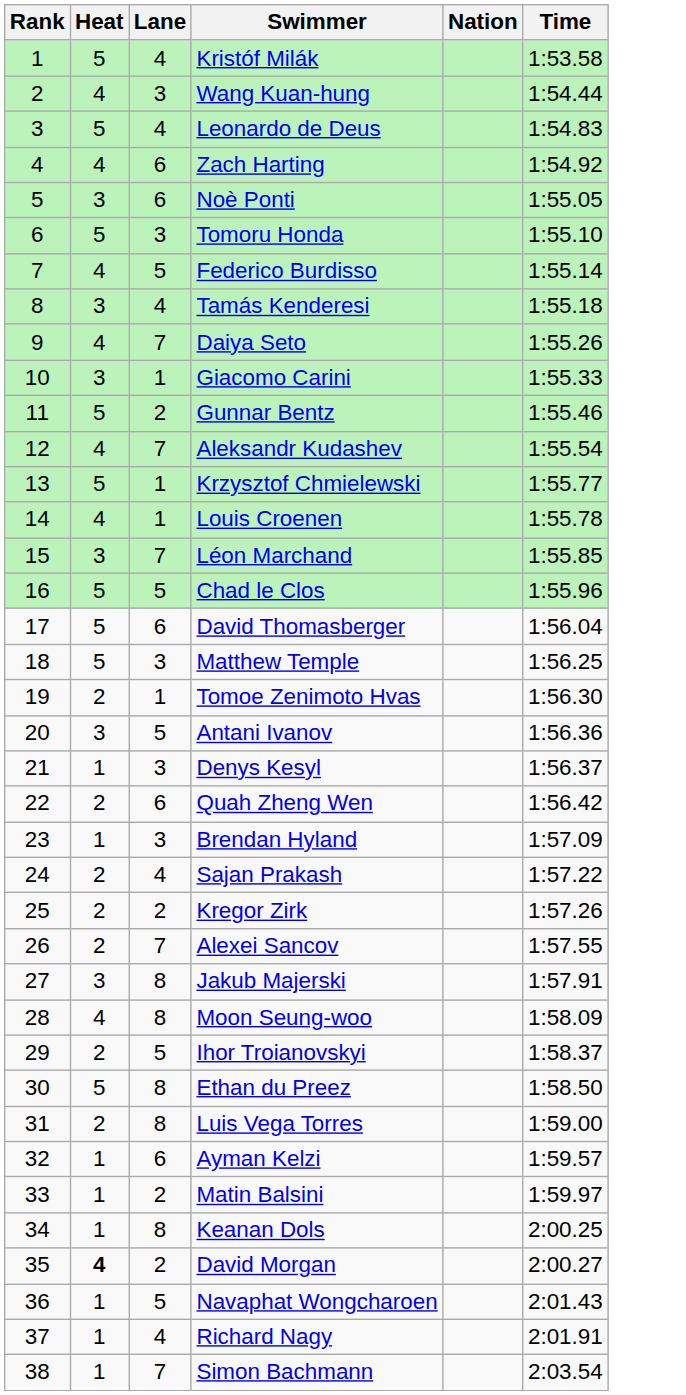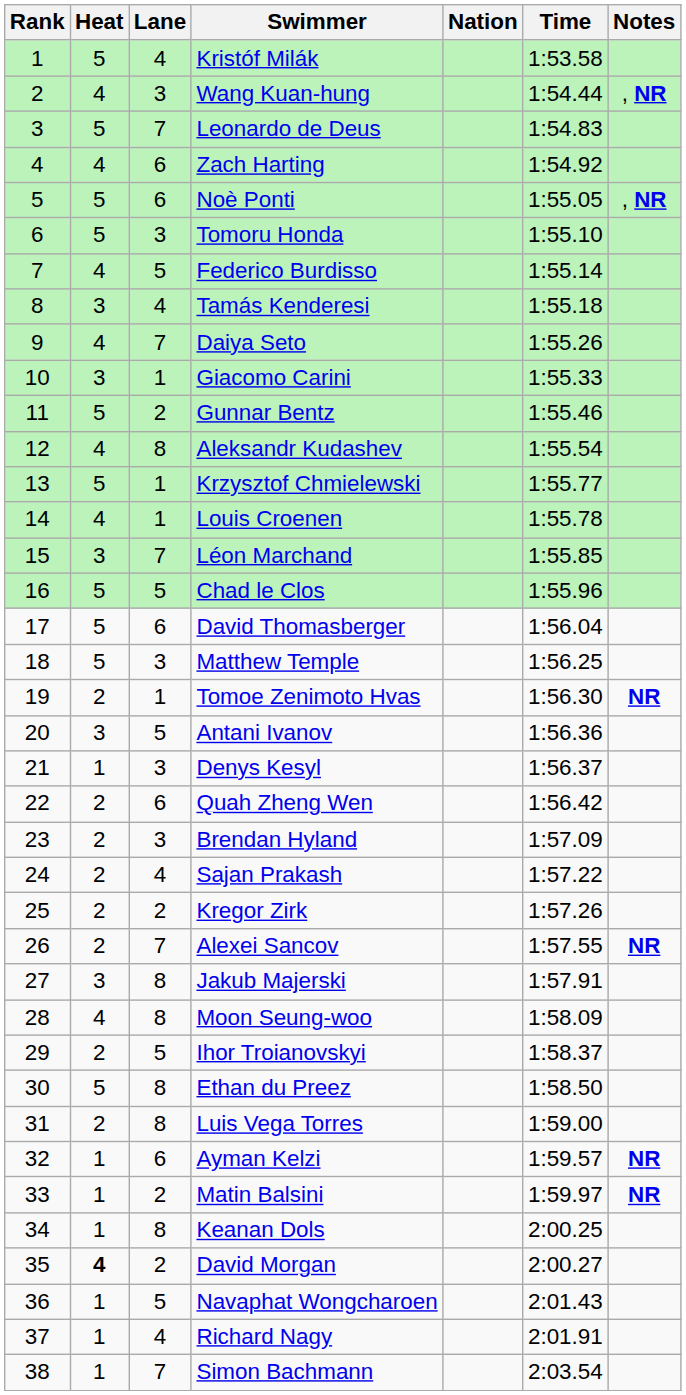+ column: (644, 22)
(160, 128) 4 -> (160, 128) 7
(99, 199) 3 -> (99, 199) 5
(160, 448) 7 -> (160, 448) 8
(99, 839) 1 -> (99, 839) 2
